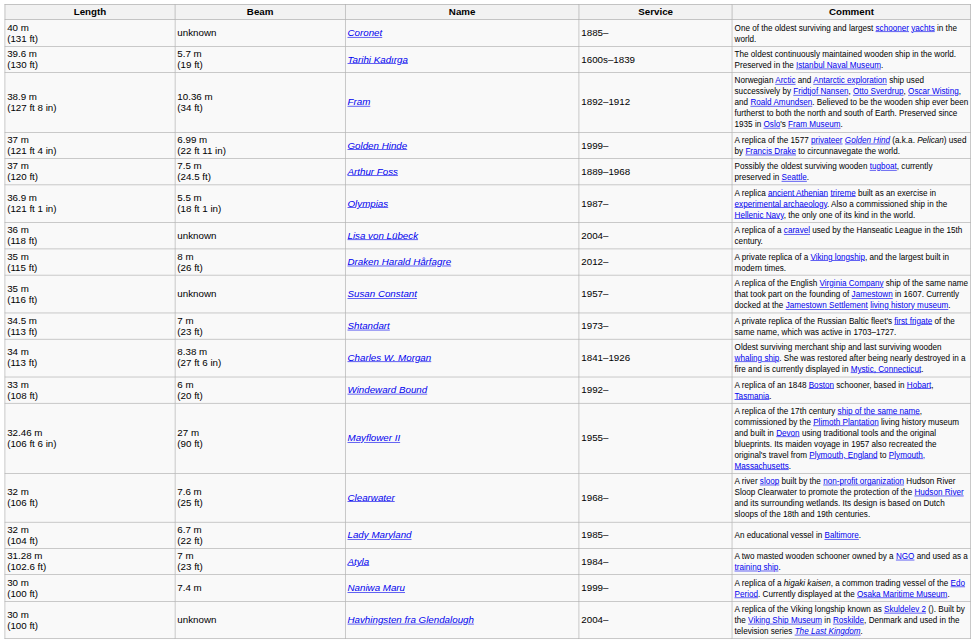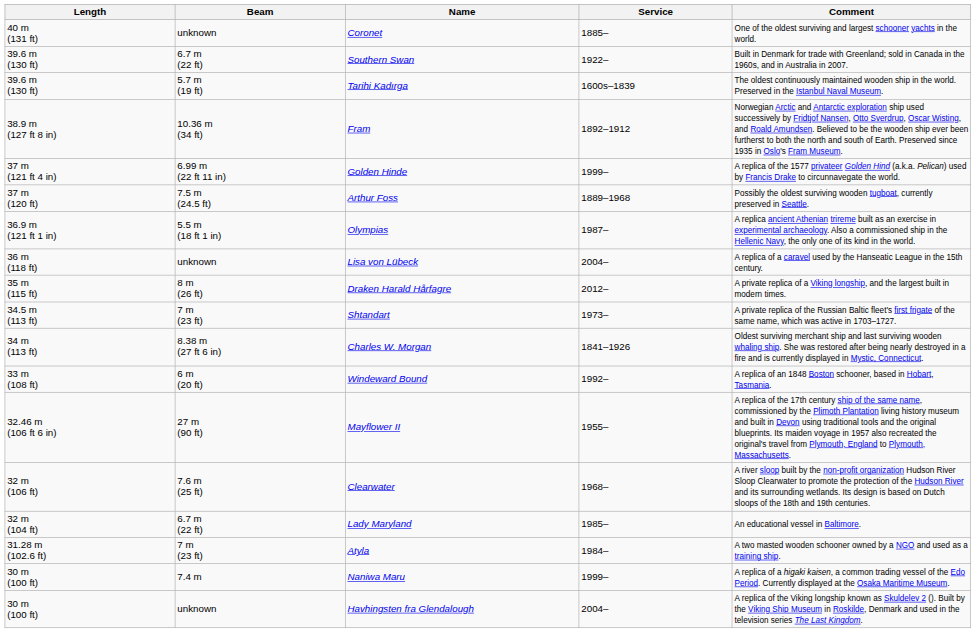+ row: (381, 59)
- row: (382, 294)
